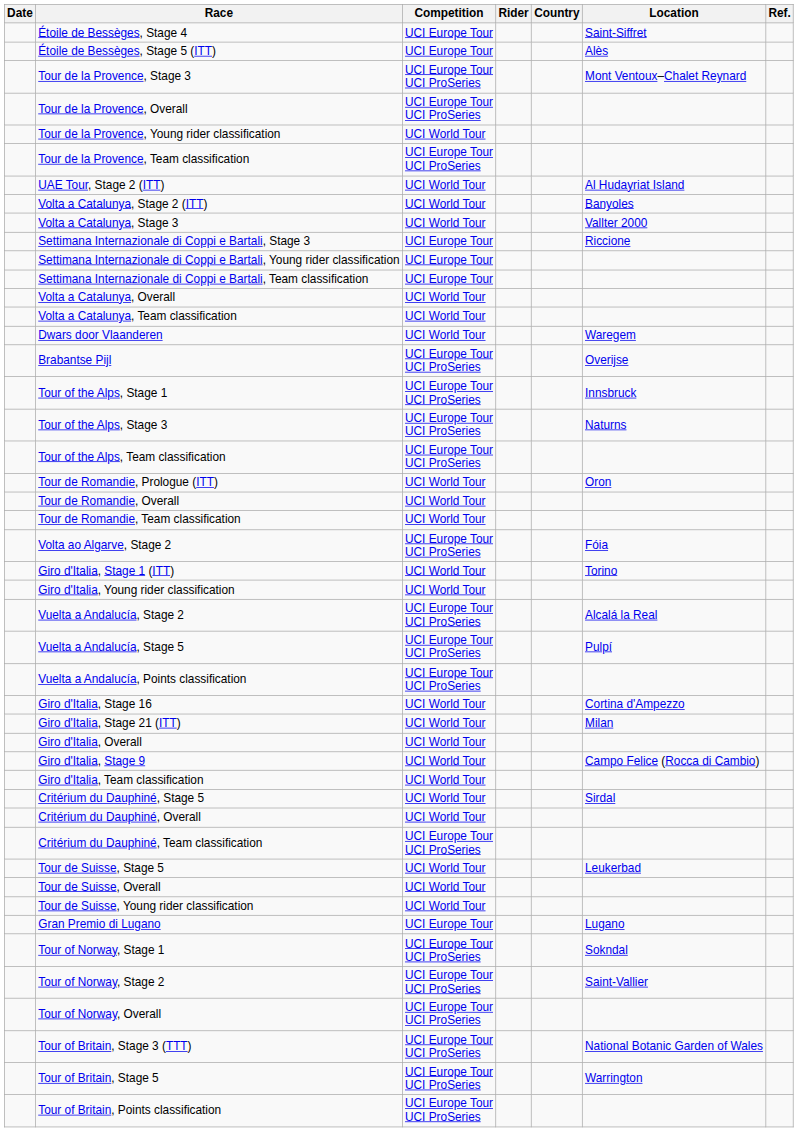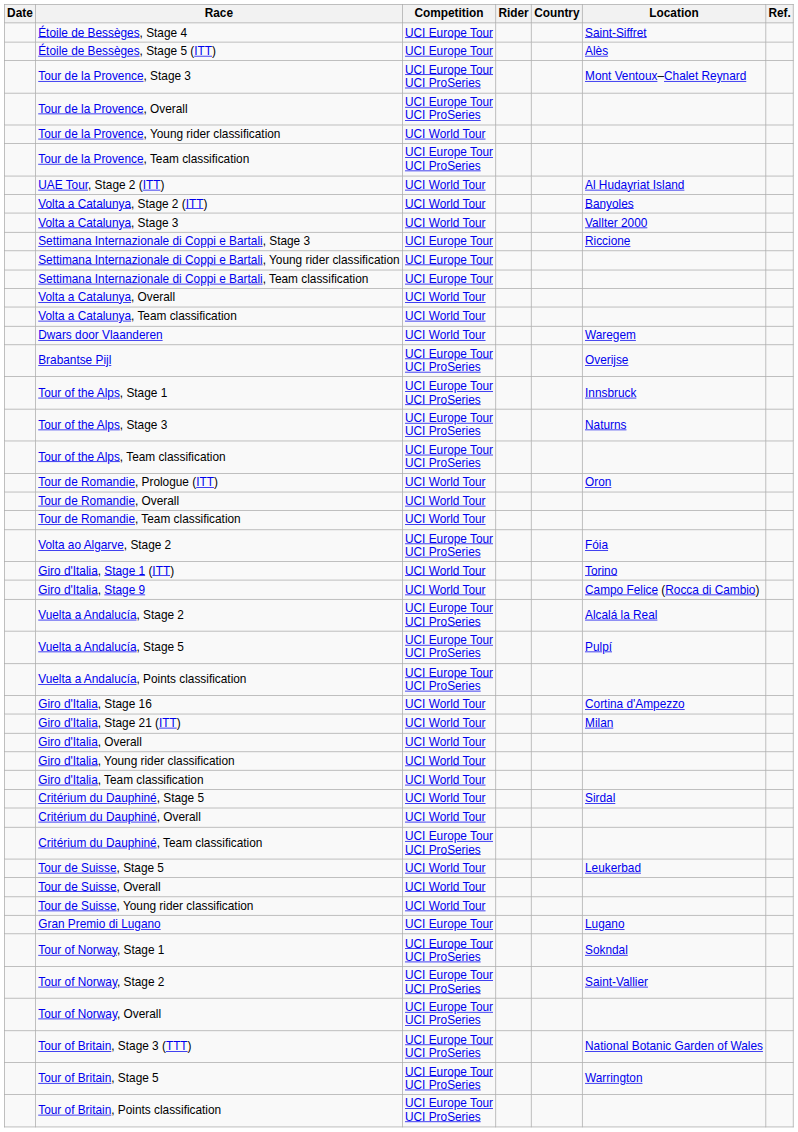rows swapped: (92, 761) <-> (136, 589)
